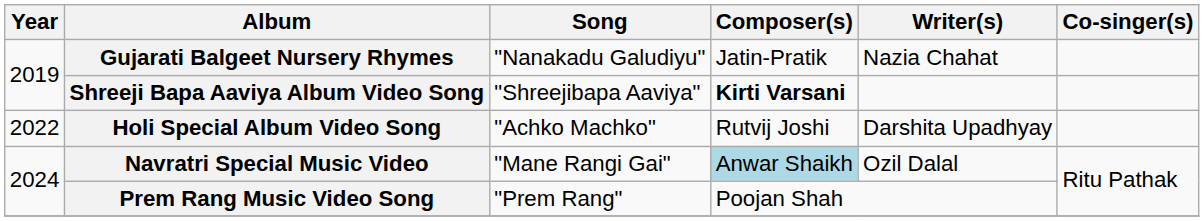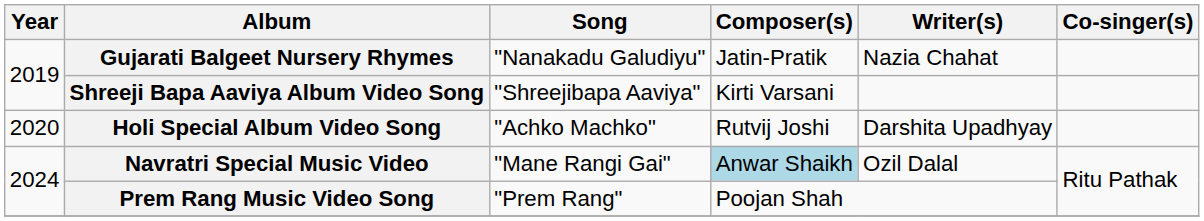(781, 92) bold -> (775, 92) normal
(35, 127) 2022 -> (35, 127) 2020
